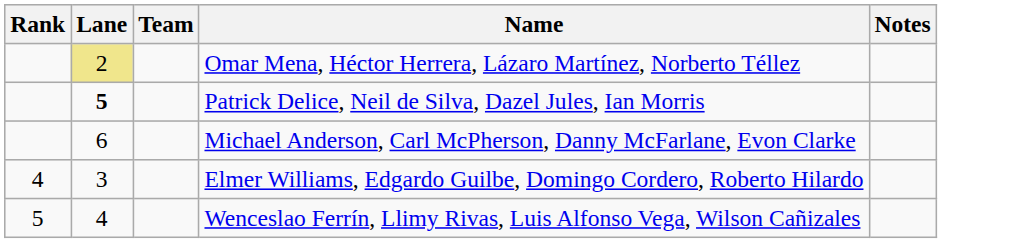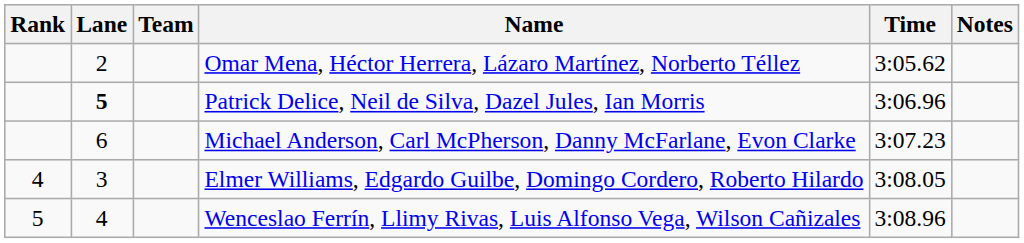+ column: (910, 24)
(102, 62) khaki background -> (102, 62) no background
